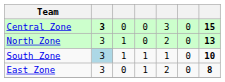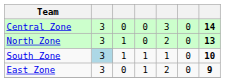(102, 26) bold -> (102, 26) normal
(210, 26) 15 -> (210, 26) 14
(210, 70) 8 -> (210, 70) 9
